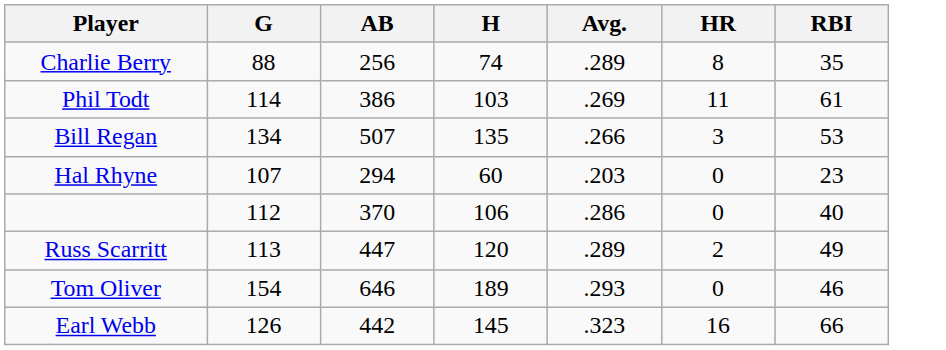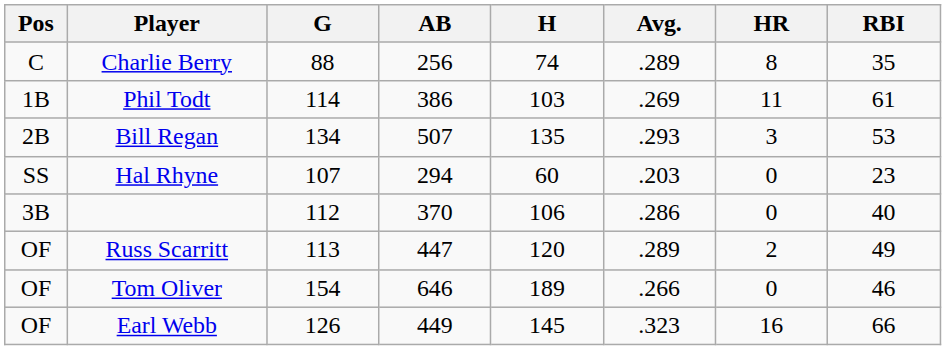+ column: (36, 23)
(604, 136) .266 -> (659, 136) .293
(604, 288) .293 -> (659, 288) .266
(377, 325) 442 -> (435, 325) 449
